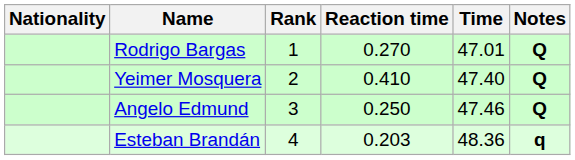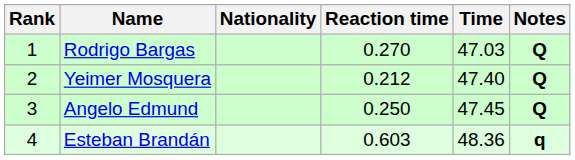columns swapped: (293, 19) <-> (57, 19)
(481, 49) 47.01 -> (481, 49) 47.03
(387, 79) 0.410 -> (387, 79) 0.212
(481, 109) 47.46 -> (481, 109) 47.45
(387, 139) 0.203 -> (387, 139) 0.603
